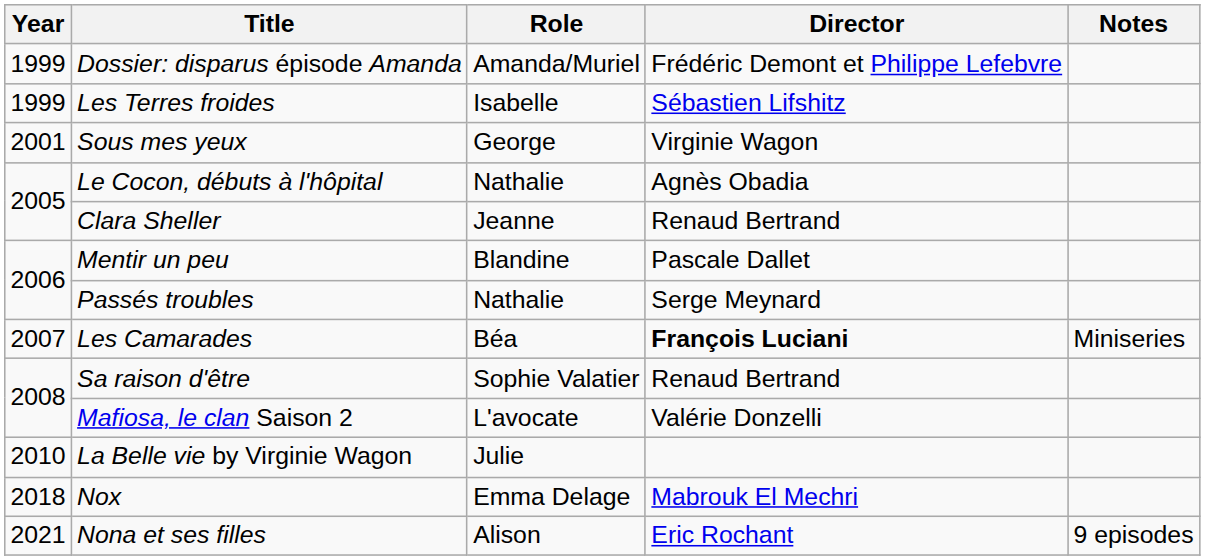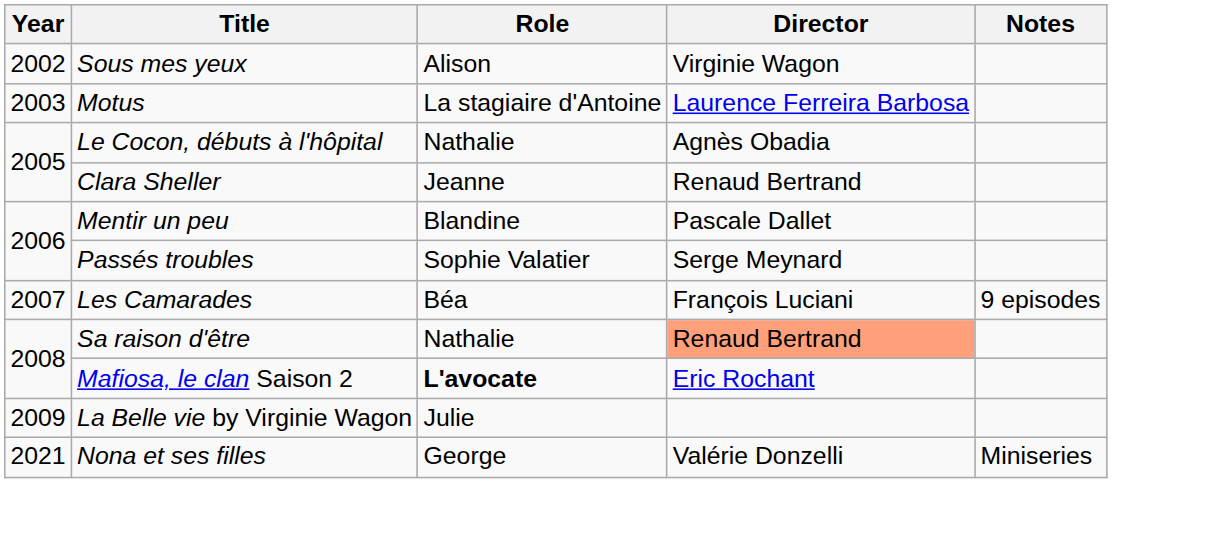- row: (269, 63)
- row: (176, 102)
(38, 142) 2001 -> (38, 63) 2002
(515, 142) George -> (457, 63) Alison
+ row: (111, 102)
(519, 299) Nathalie -> (507, 260) Sophie Valatier
(750, 338) bold -> (763, 299) normal
(1129, 338) Miniseries -> (1041, 299) 9 episodes
(556, 378) Sophie Valatier -> (469, 338) Nathalie
(746, 378) no background -> (767, 338) lightsalmon background
(526, 417) normal -> (480, 378) bold
(737, 417) Valérie Donzelli -> (744, 378) Eric Rochant
(38, 456) 2010 -> (38, 417) 2009
- row: (99, 496)
(507, 535) Alison -> (465, 456) George
(722, 535) Eric Rochant -> (758, 456) Valérie Donzelli
(1134, 535) 9 episodes -> (1036, 456) Miniseries
